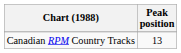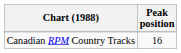(157, 40) 13 -> (157, 40) 16
